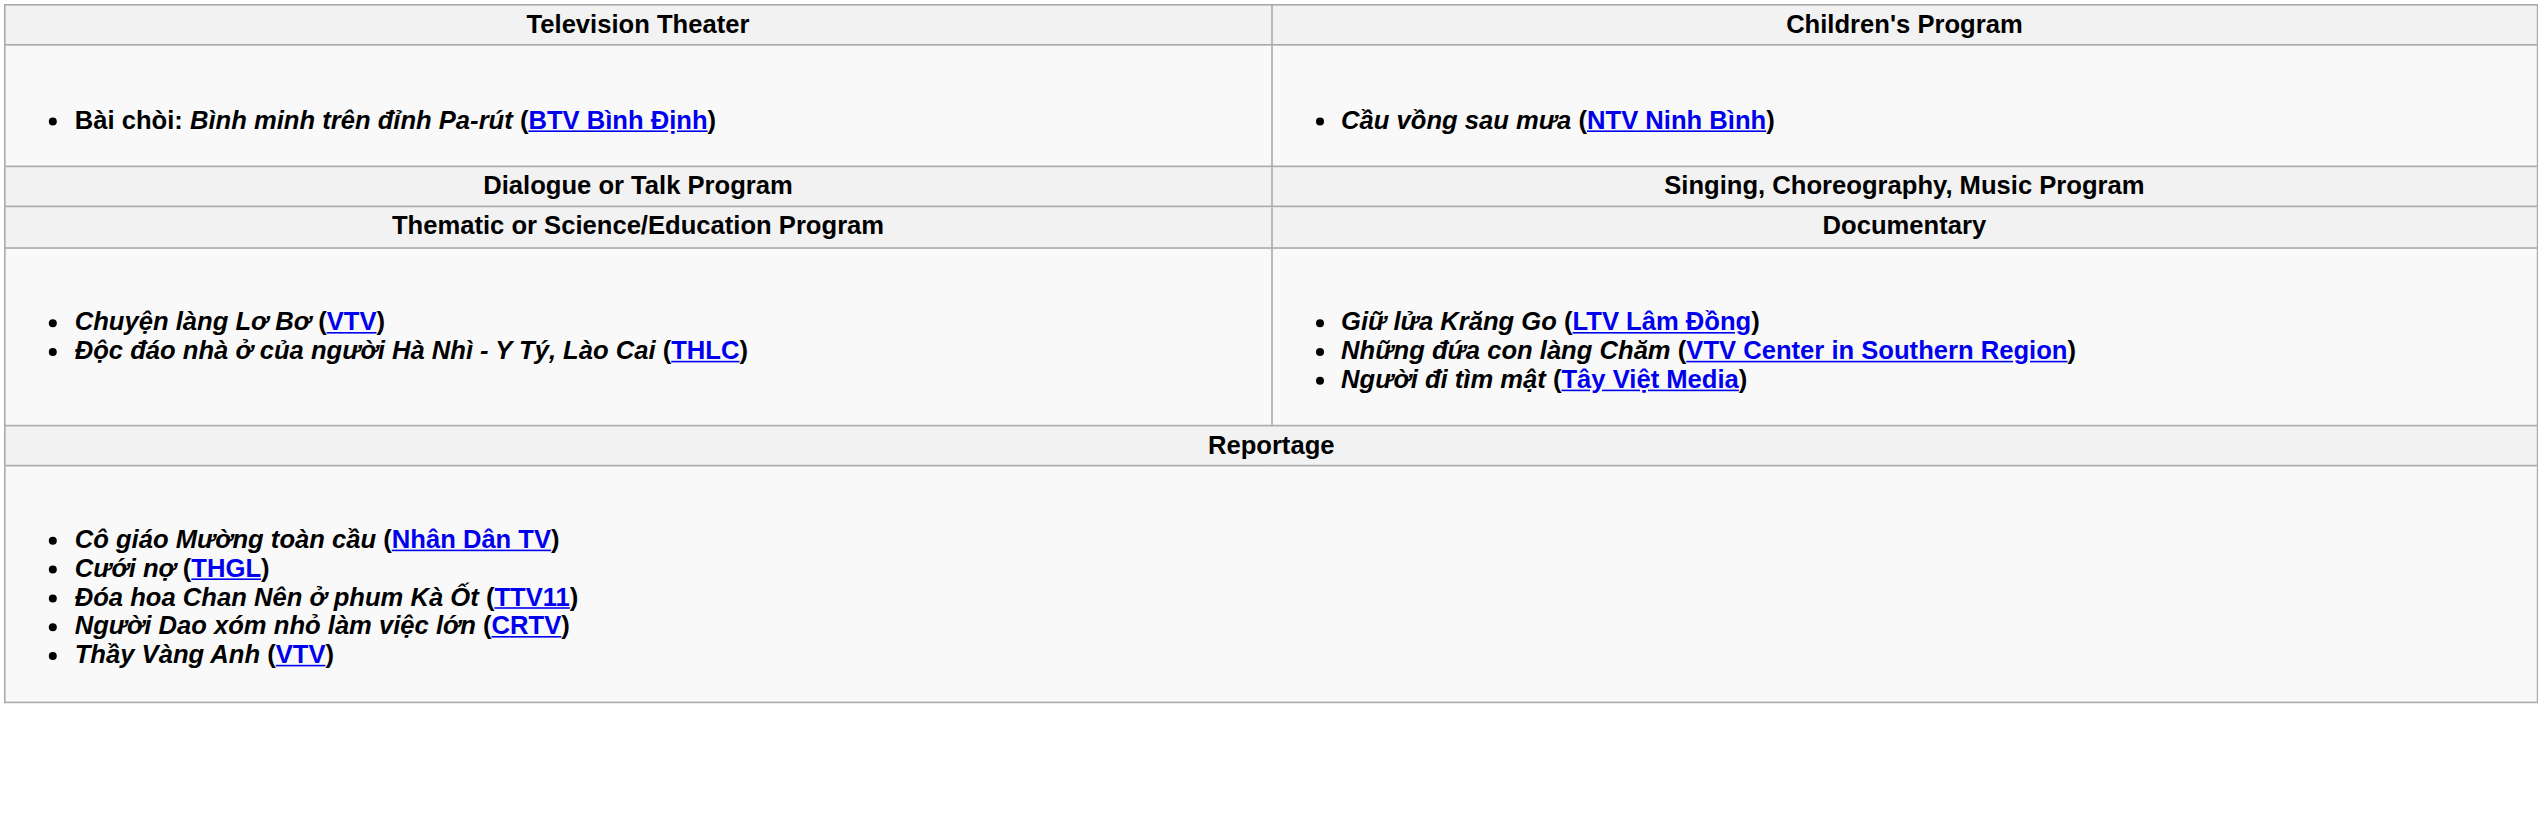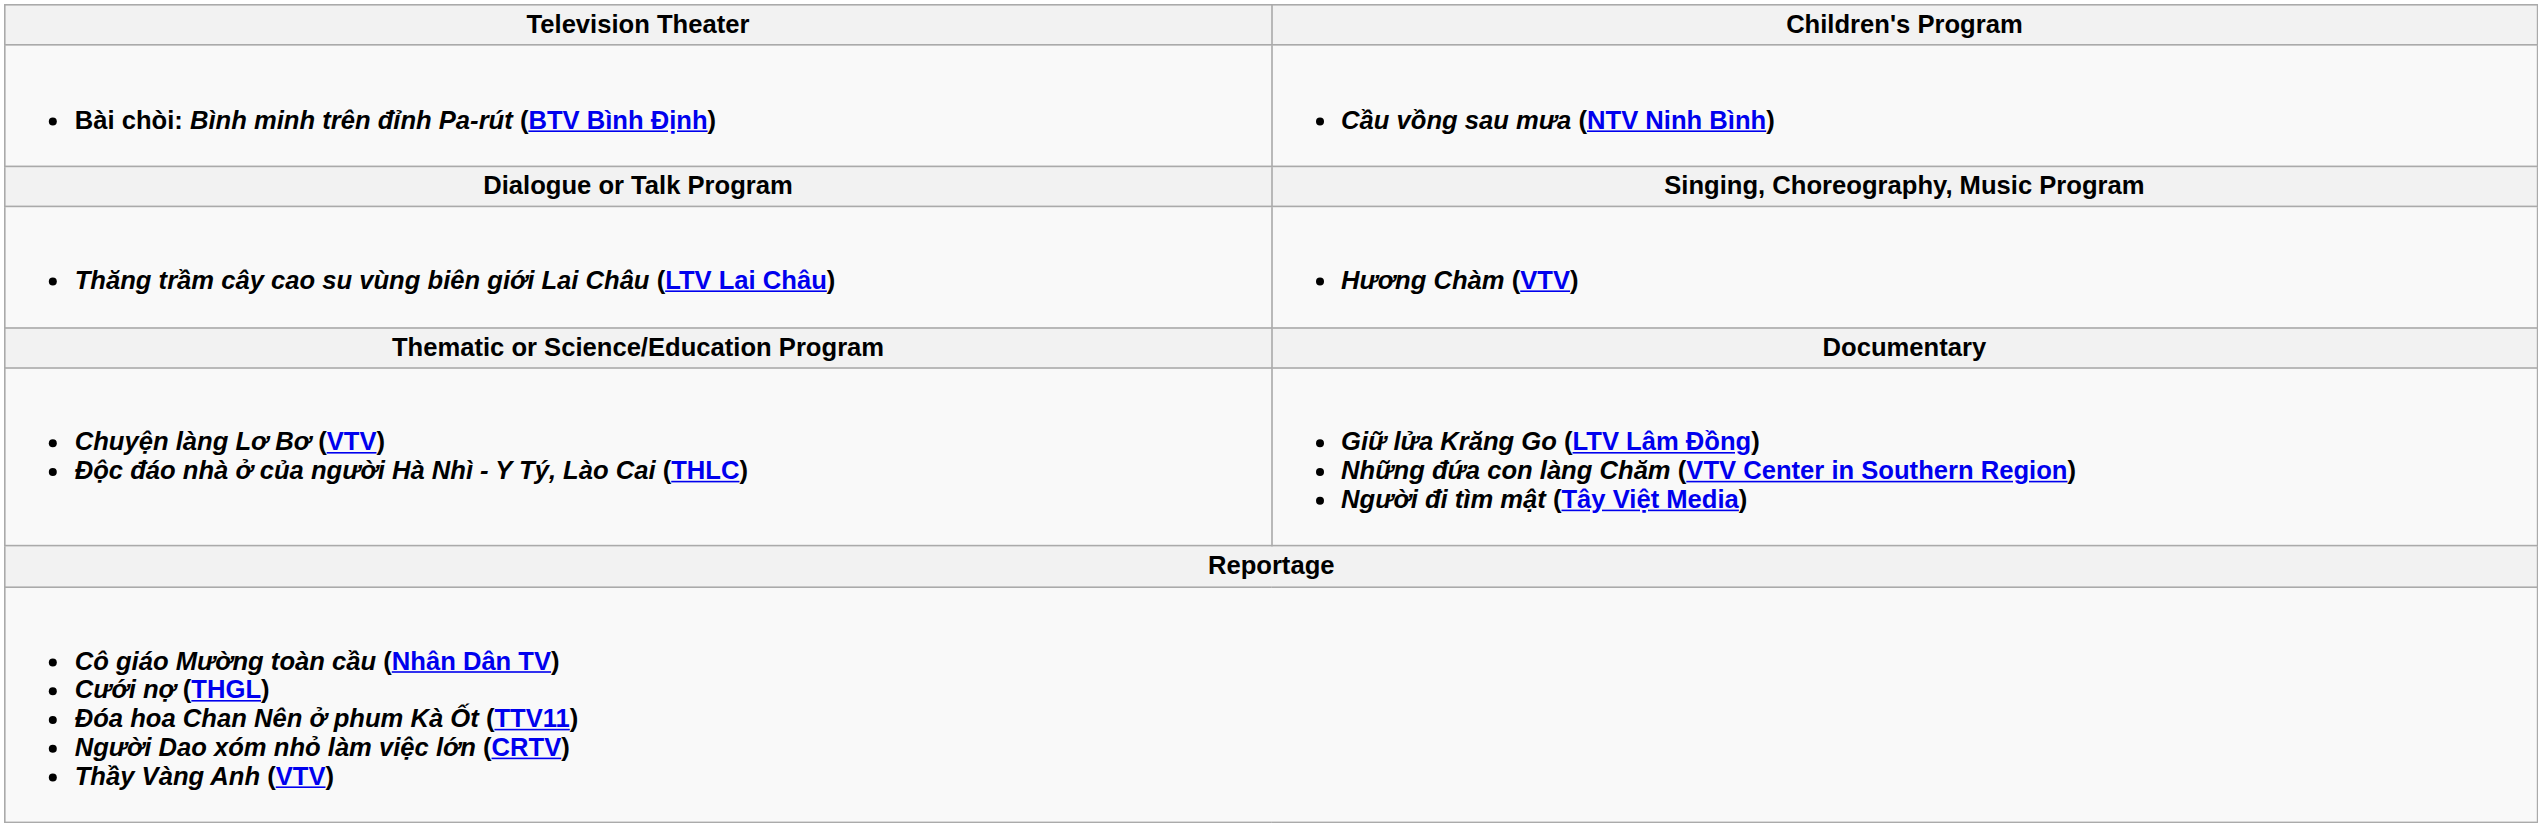+ row: (638, 281)
